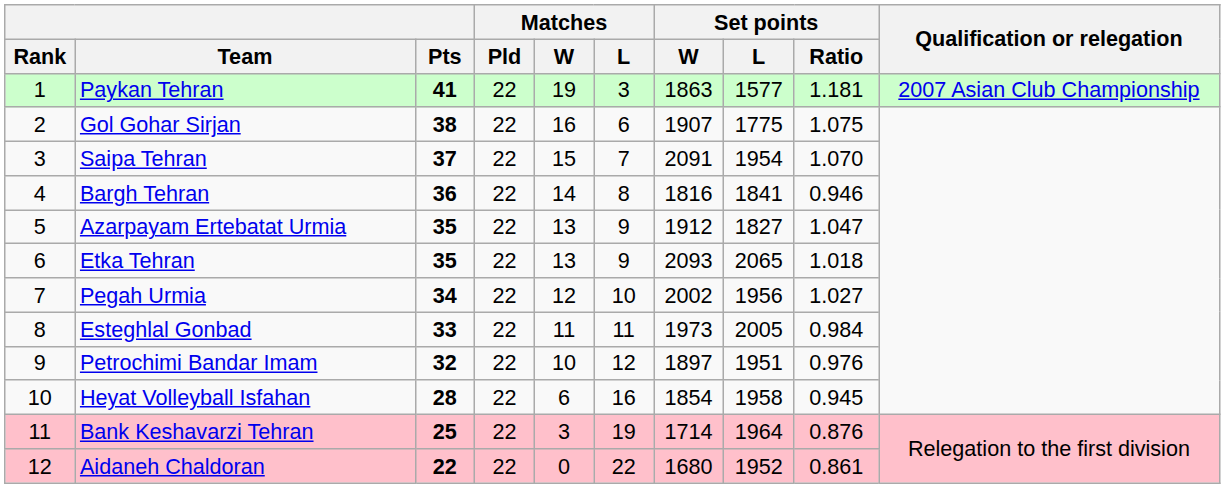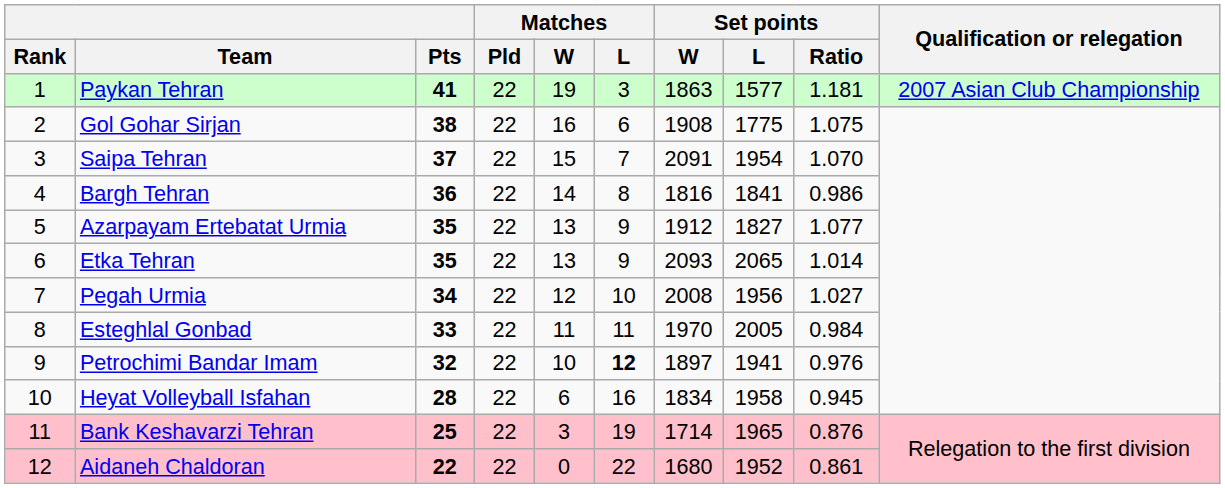(689, 125) 1907 -> (689, 125) 1908
(836, 193) 0.946 -> (836, 193) 0.986
(836, 227) 1.047 -> (836, 227) 1.077
(836, 261) 1.018 -> (836, 261) 1.014
(689, 295) 2002 -> (689, 295) 2008
(689, 329) 1973 -> (689, 329) 1970
(624, 363) normal -> (624, 363) bold
(759, 363) 1951 -> (759, 363) 1941
(689, 398) 1854 -> (689, 398) 1834
(759, 432) 1964 -> (759, 432) 1965
